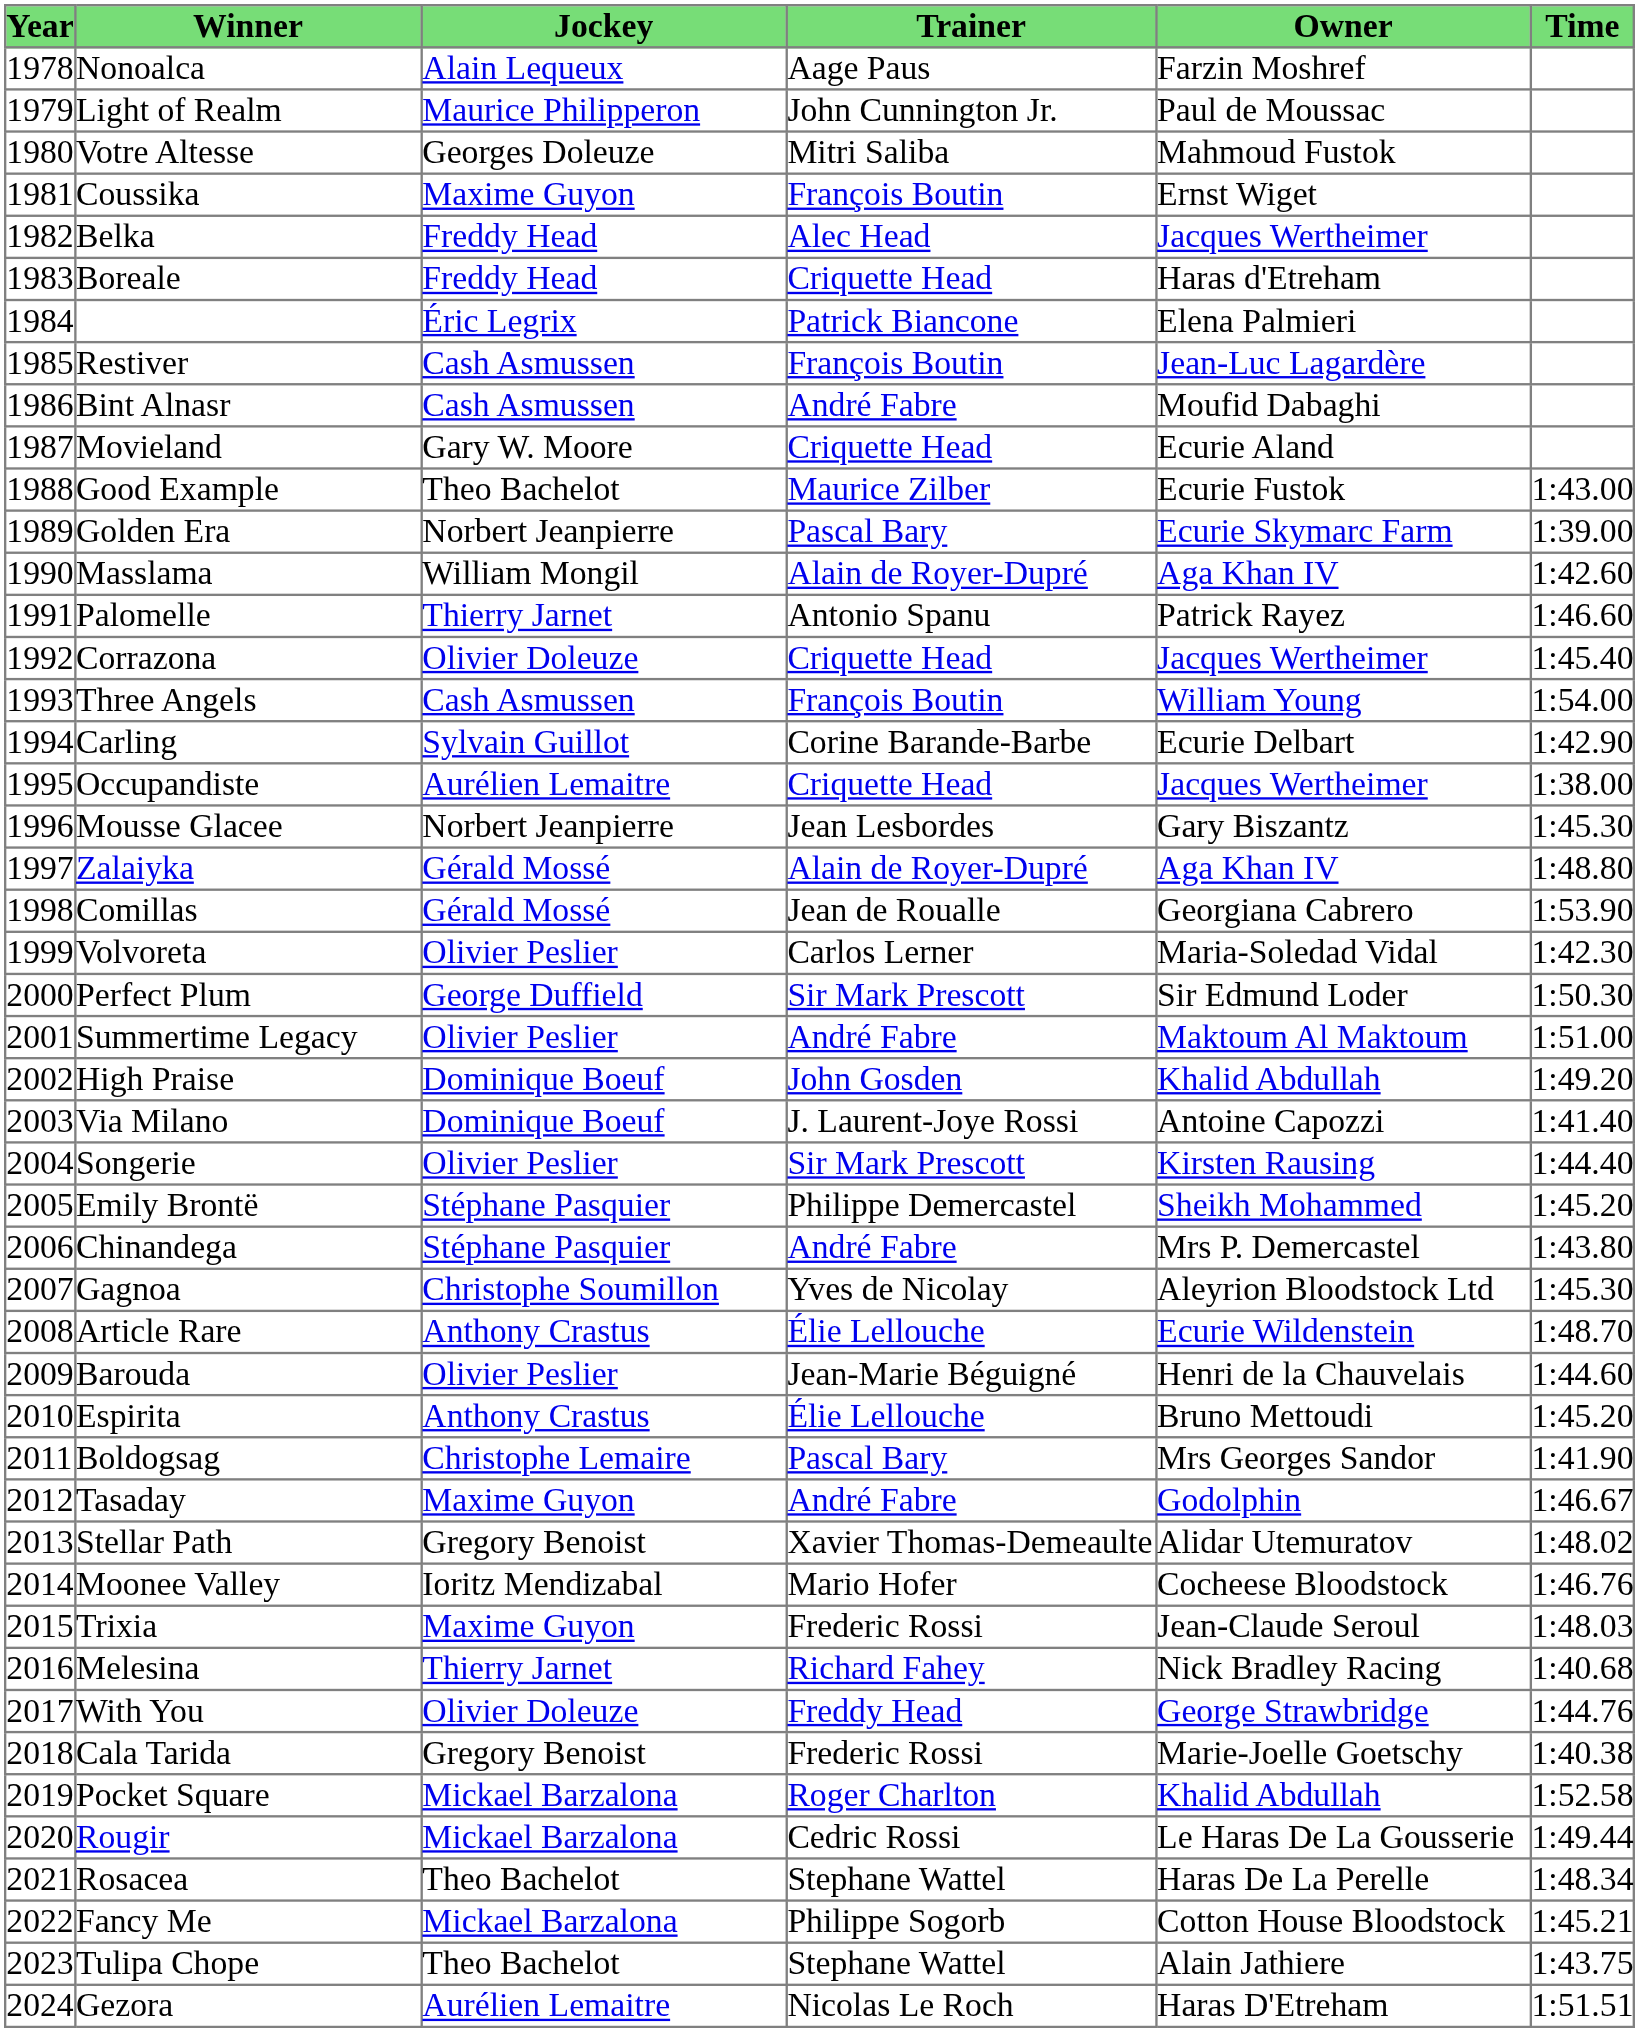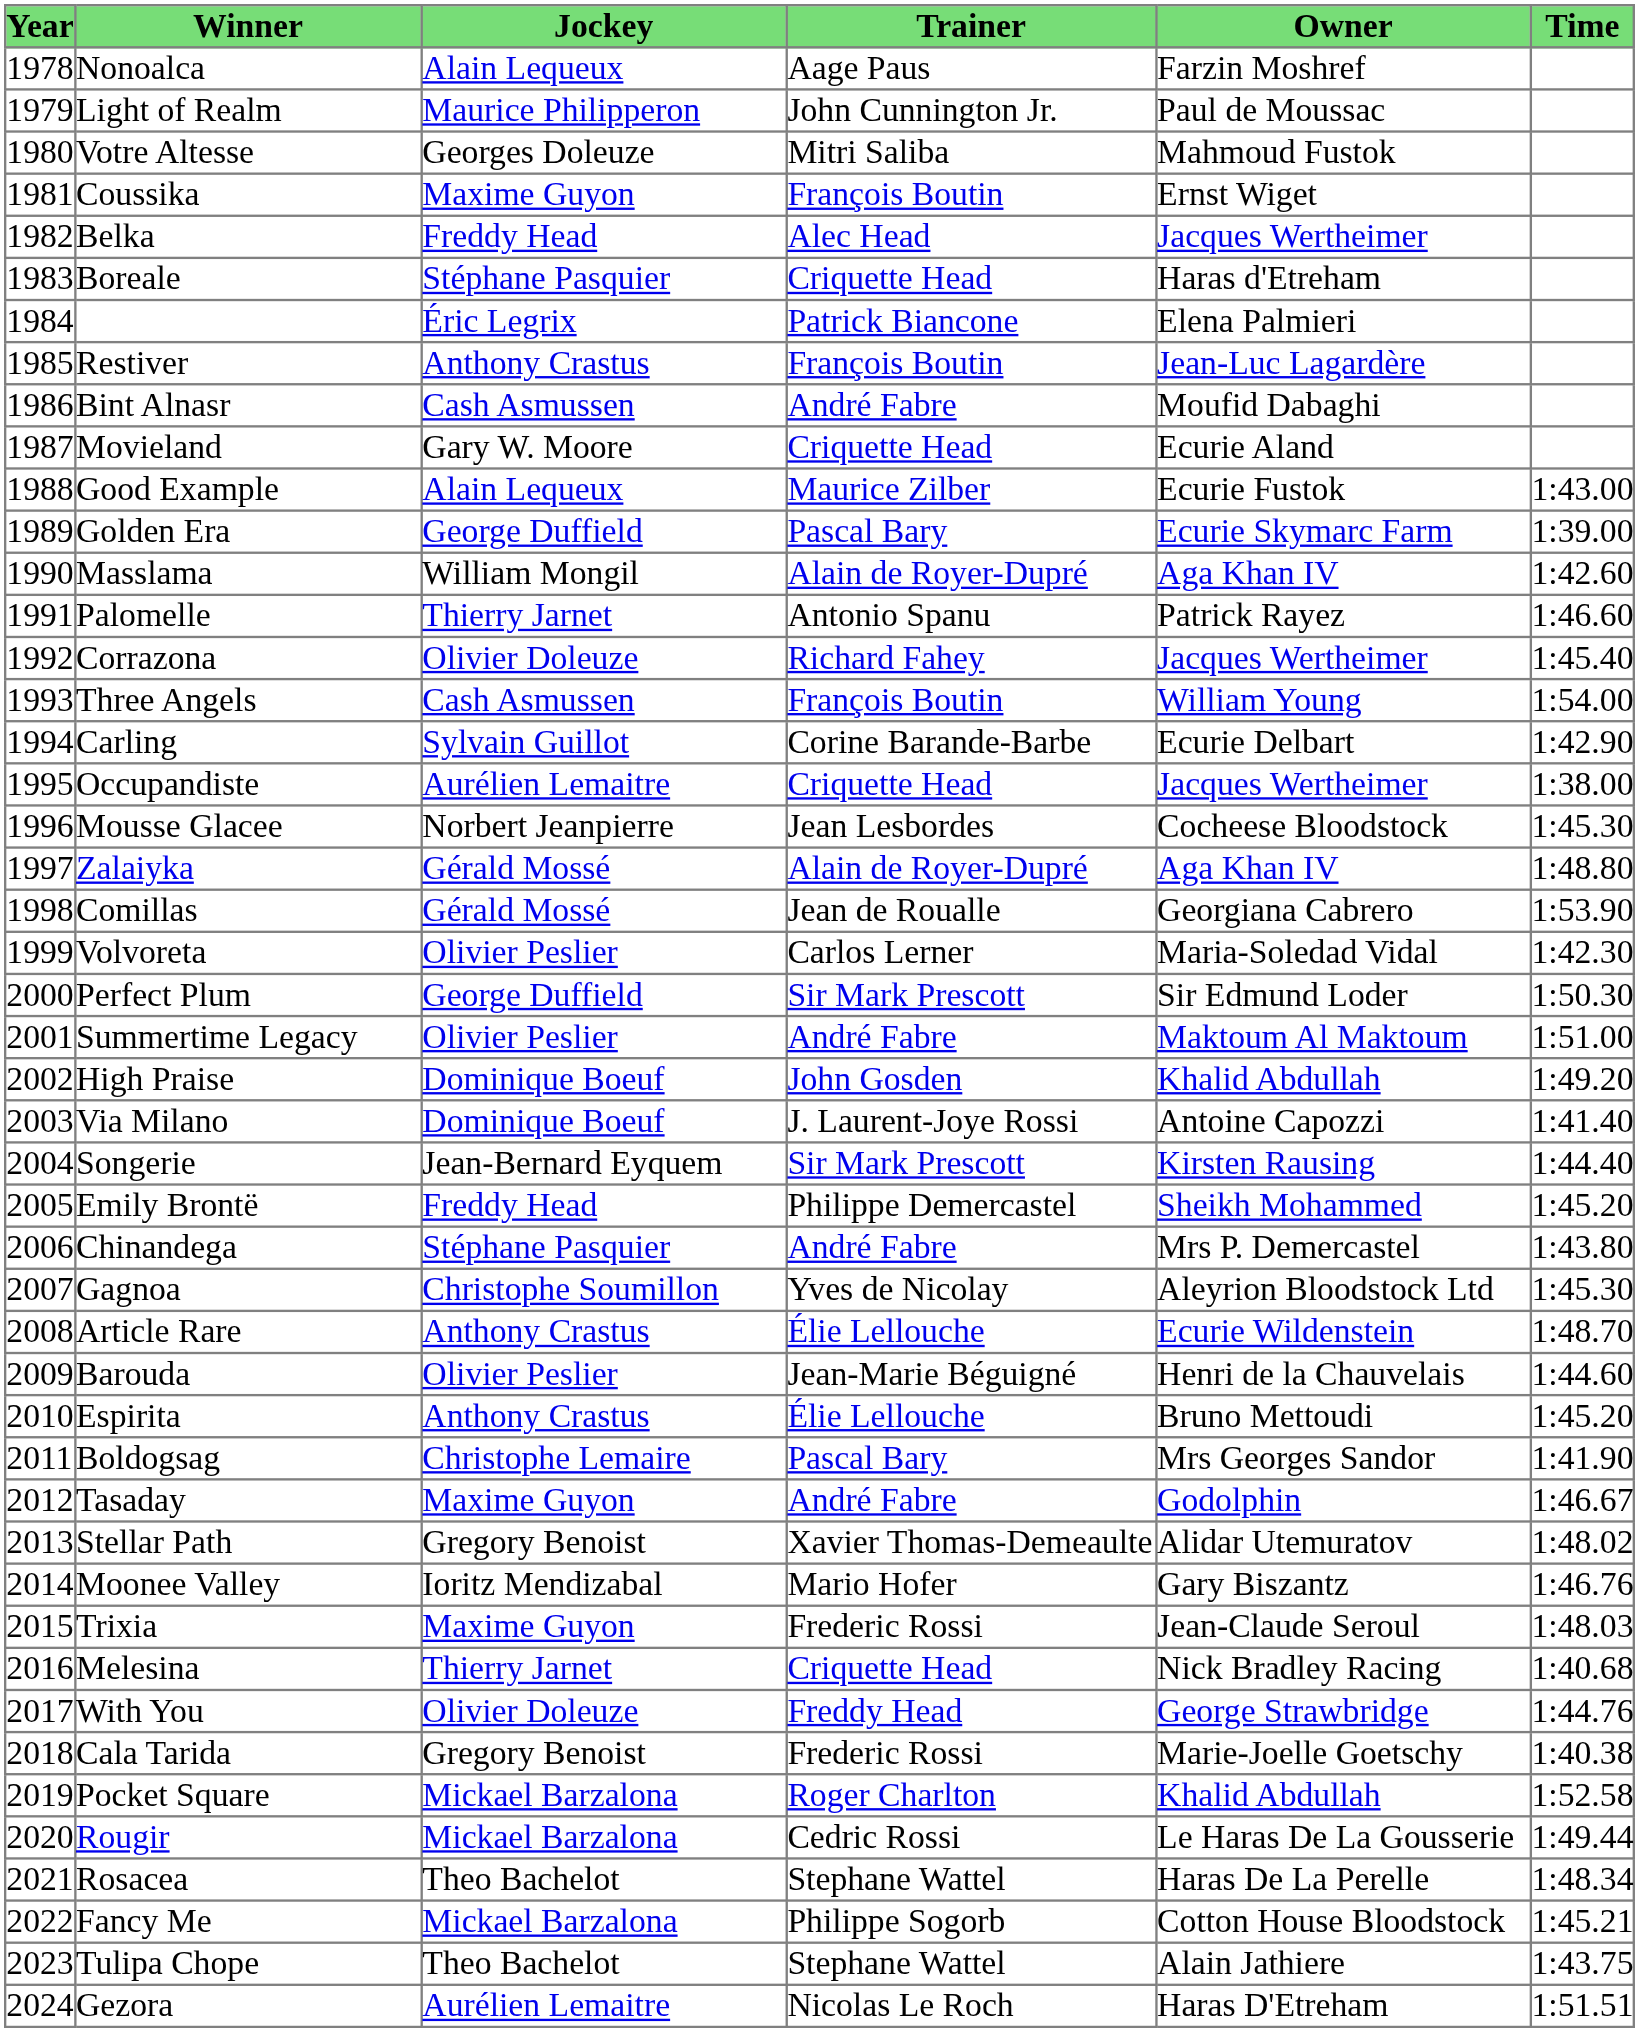(510, 278) Freddy Head -> (546, 278) Stéphane Pasquier
(529, 362) Cash Asmussen -> (536, 362) Anthony Crastus
(521, 488) Theo Bachelot -> (523, 488) Alain Lequeux
(548, 530) Norbert Jeanpierre -> (533, 530) George Duffield
(890, 657) Criquette Head -> (886, 657) Richard Fahey
(1253, 825) Gary Biszantz -> (1303, 825) Cocheese Bloodstock
(520, 1162) Olivier Peslier -> (572, 1162) Jean-Bernard Eyquem
(546, 1204) Stéphane Pasquier -> (510, 1204) Freddy Head
(1303, 1583) Cocheese Bloodstock -> (1253, 1583) Gary Biszantz
(886, 1668) Richard Fahey -> (890, 1668) Criquette Head
